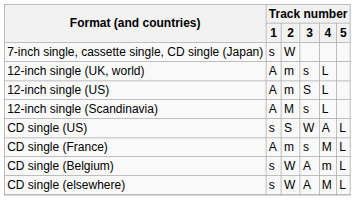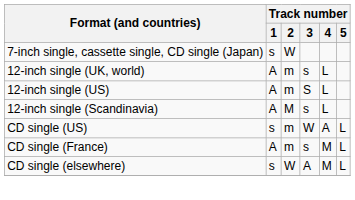(288, 128) S -> (289, 128) m
- row: (60, 166)
